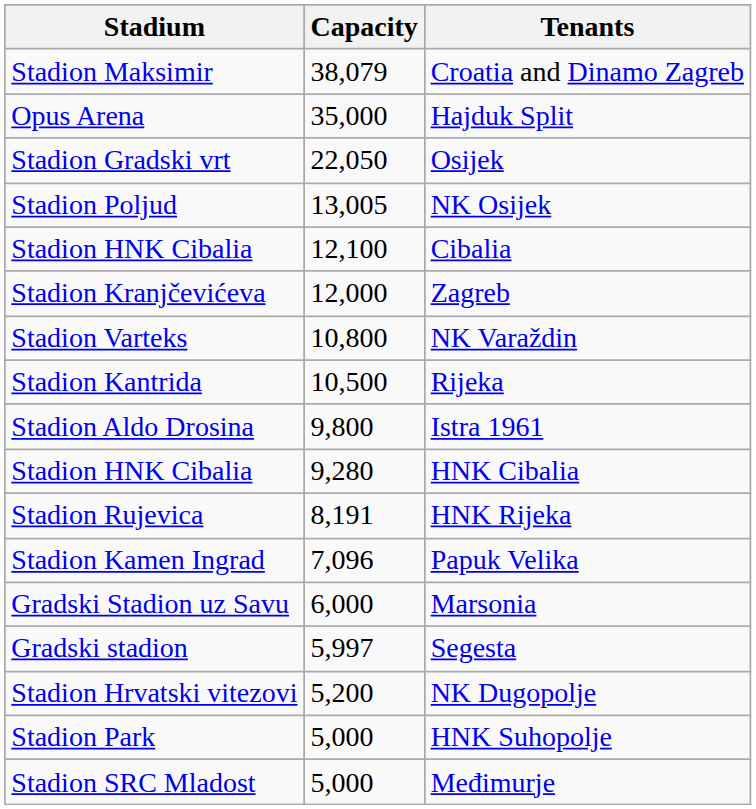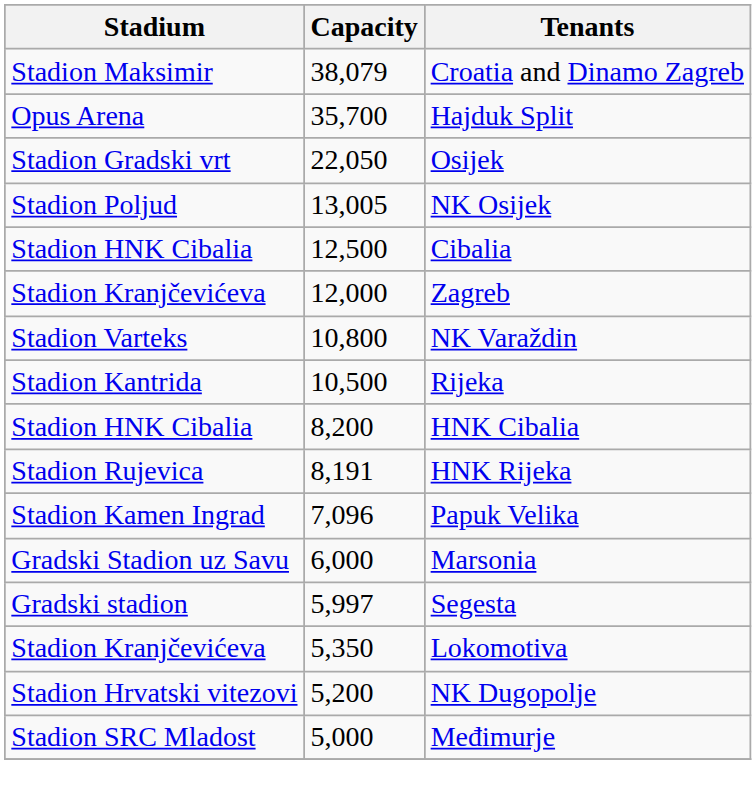(349, 115) 35,000 -> (349, 115) 35,700
(349, 248) 12,100 -> (349, 248) 12,500
- row: (487, 426)
(342, 470) 9,280 -> (342, 426) 8,200
+ row: (499, 648)
- row: (521, 737)
